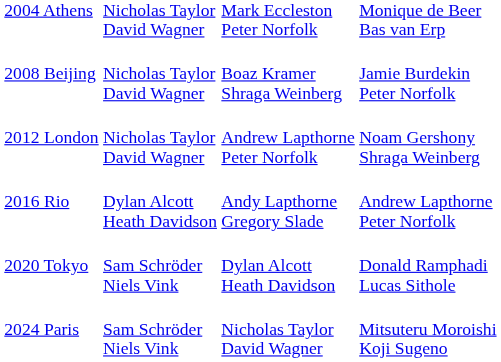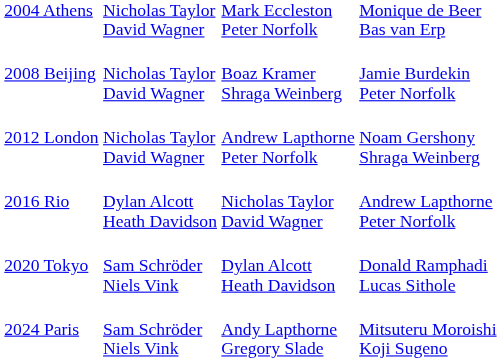(279, 211) Andy Lapthorne Gregory Slade -> (278, 211) Nicholas Taylor David Wagner
(278, 338) Nicholas Taylor David Wagner -> (279, 338) Andy Lapthorne Gregory Slade
